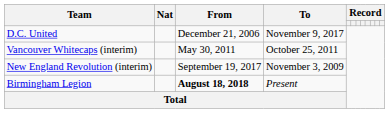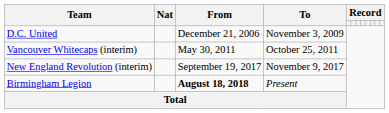(305, 34) November 9, 2017 -> (305, 34) November 3, 2009
(305, 67) November 3, 2009 -> (305, 67) November 9, 2017
